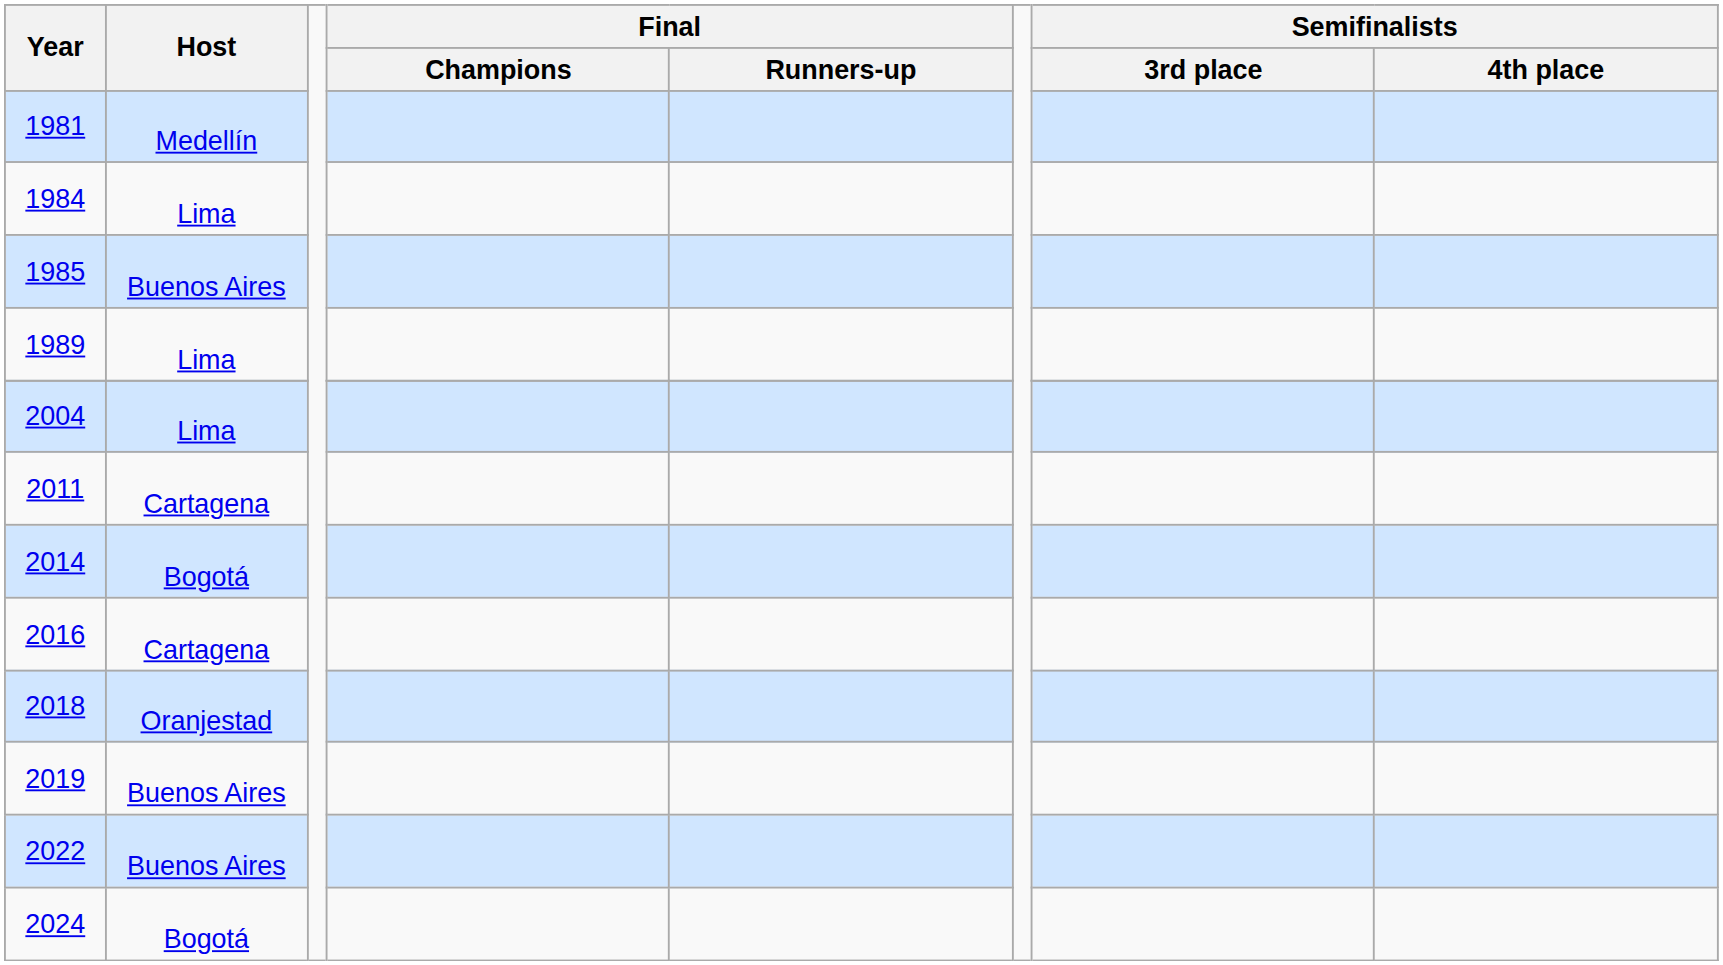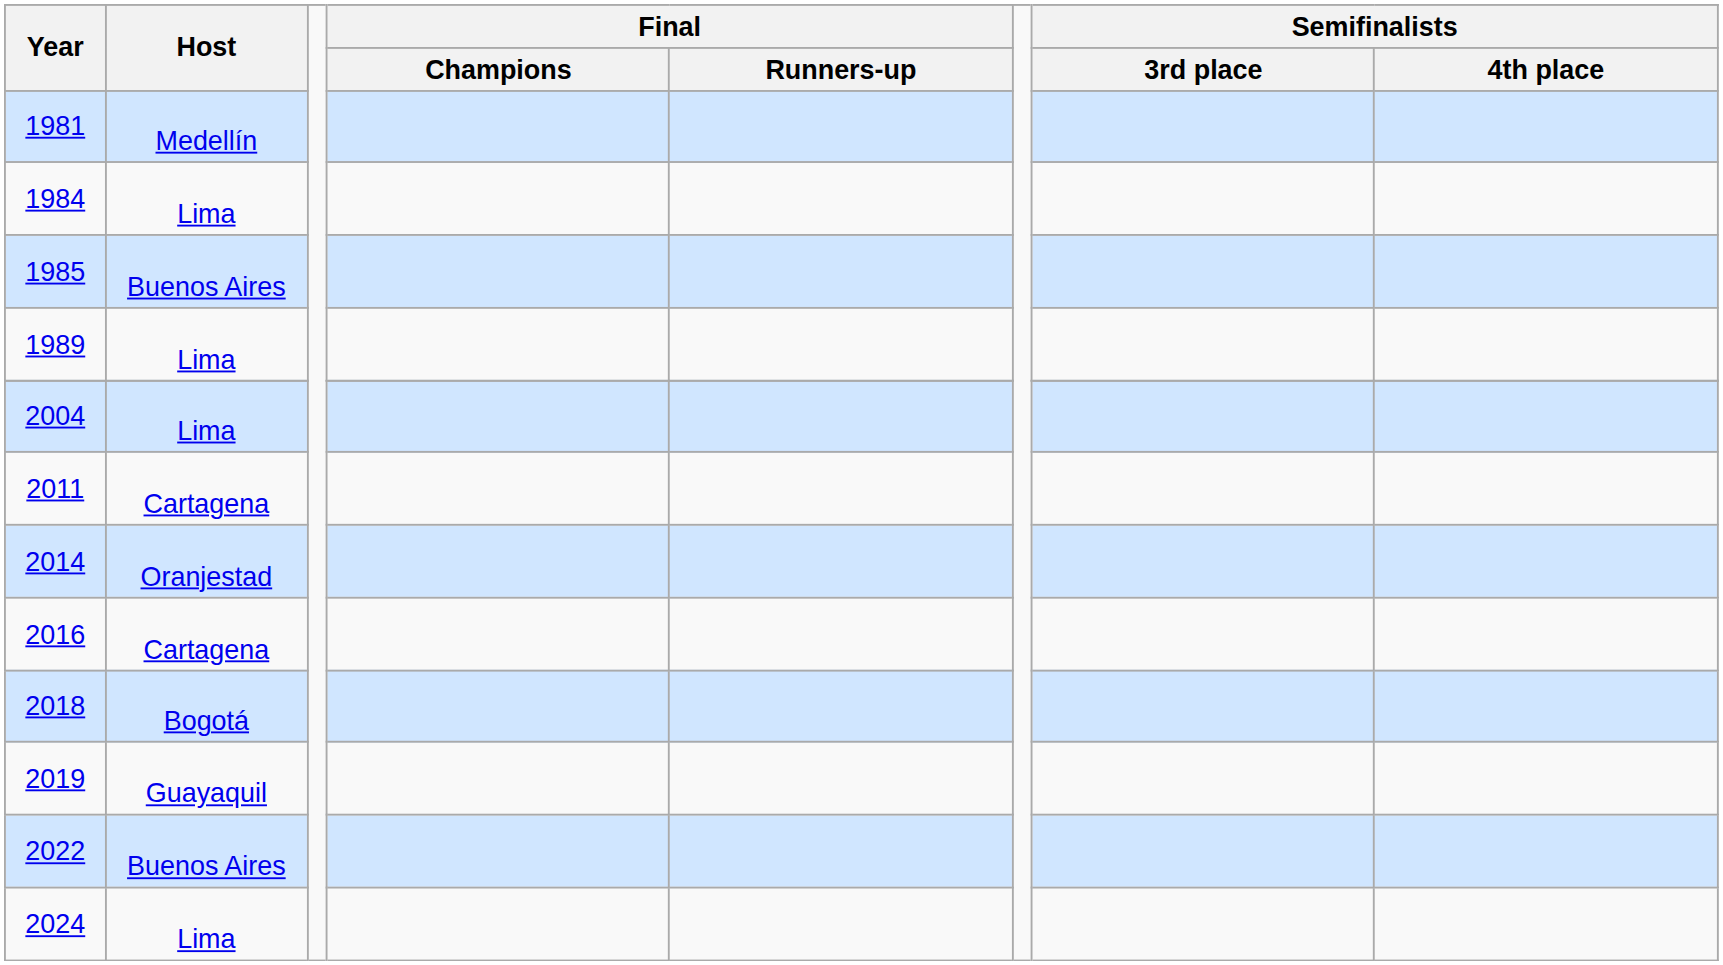(206, 576) Bogotá -> (206, 576) Oranjestad
(206, 721) Oranjestad -> (206, 721) Bogotá
(206, 794) Buenos Aires -> (206, 794) Guayaquil
(206, 939) Bogotá -> (206, 939) Lima
